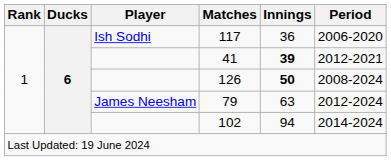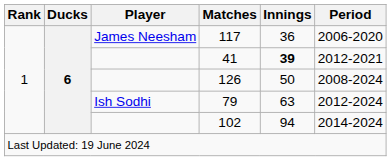(123, 36) Ish Sodhi -> (145, 36) James Neesham
(287, 79) bold -> (287, 79) normal
(145, 101) James Neesham -> (123, 101) Ish Sodhi
